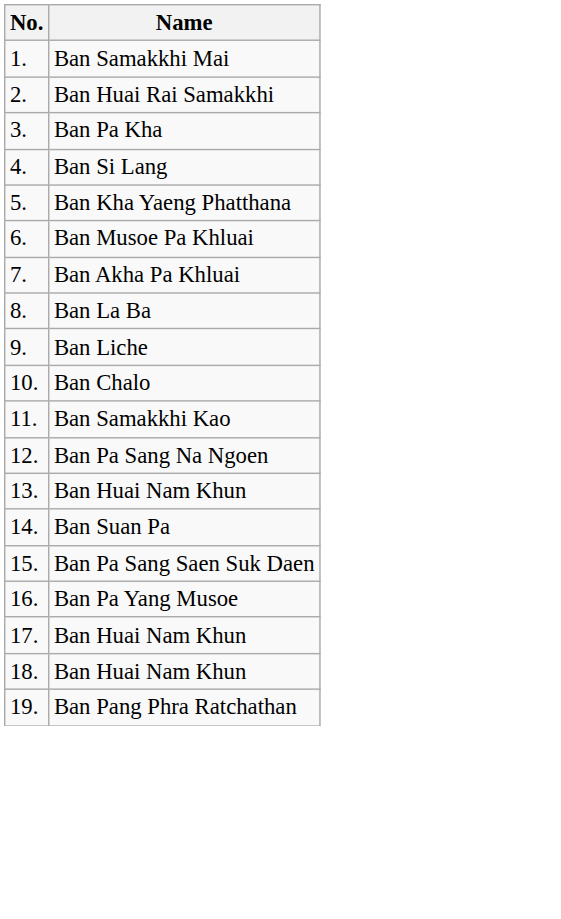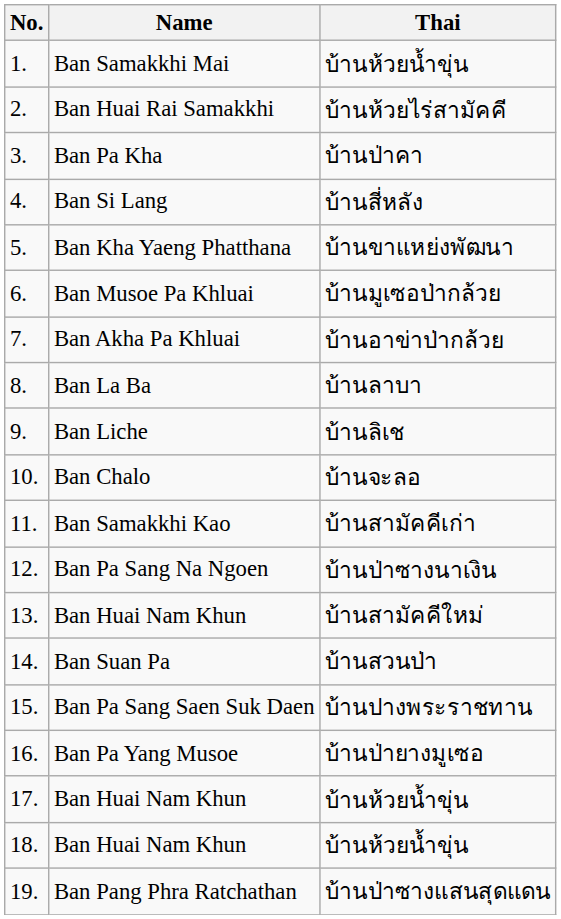+ column: (438, 22)
